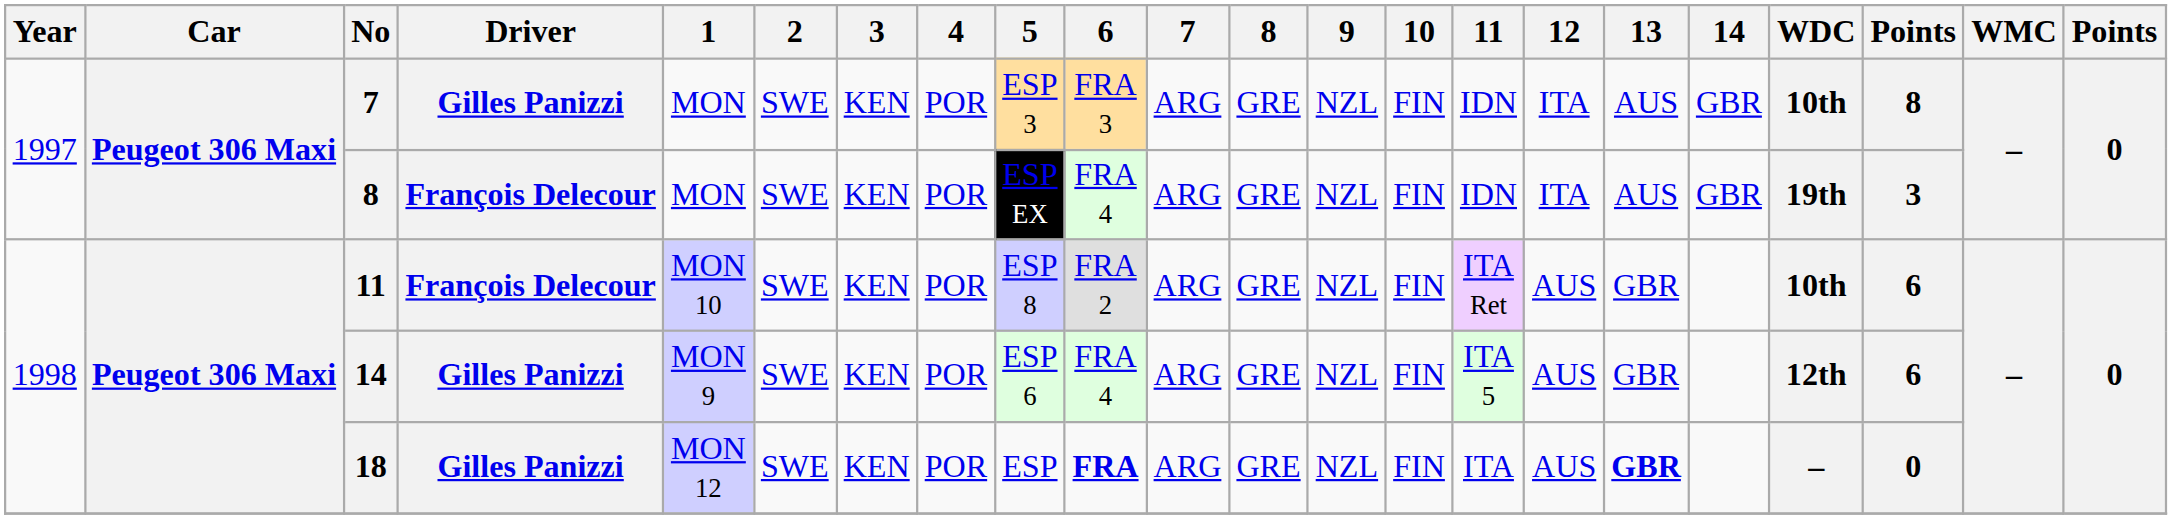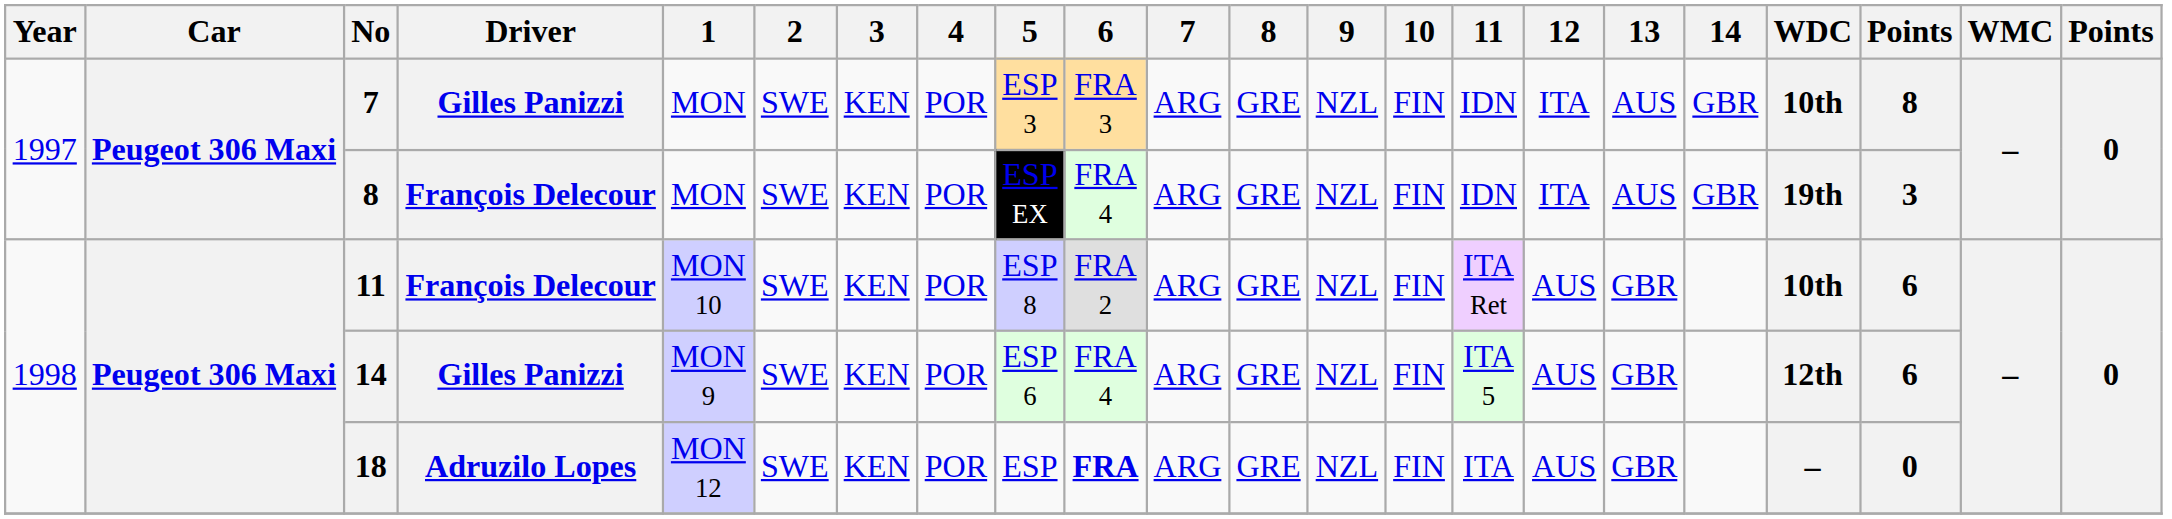(531, 466) Gilles Panizzi -> (531, 466) Adruzilo Lopes
(1646, 466) bold -> (1644, 466) normal
